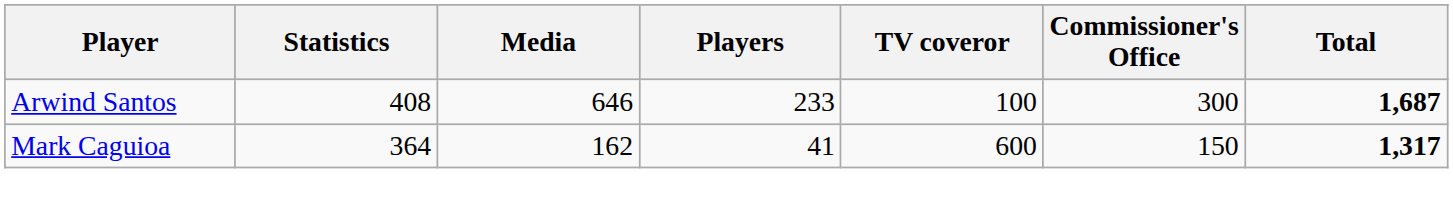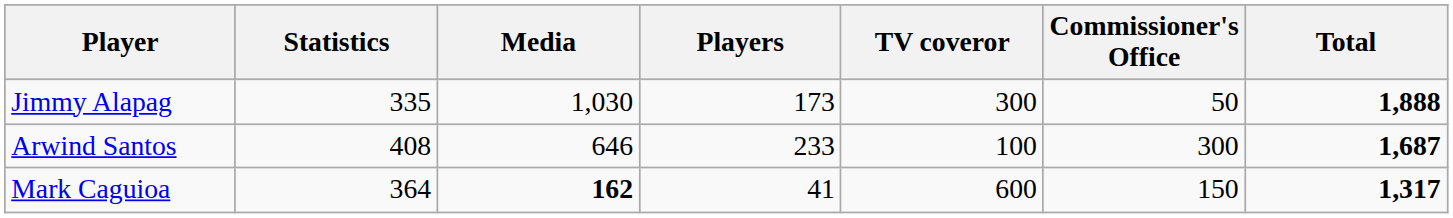+ row: (92, 101)
(612, 145) normal -> (612, 189) bold
